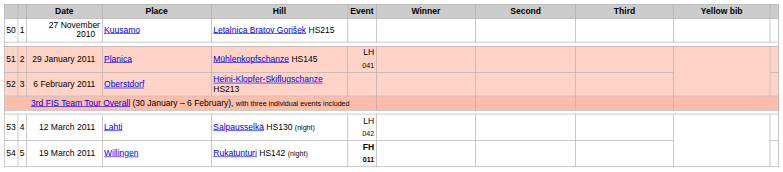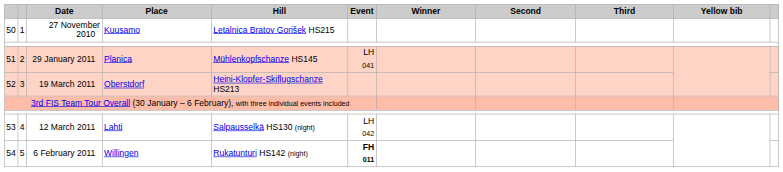(67, 84) 6 February 2011 -> (69, 84) 19 March 2011
(69, 153) 19 March 2011 -> (67, 153) 6 February 2011
